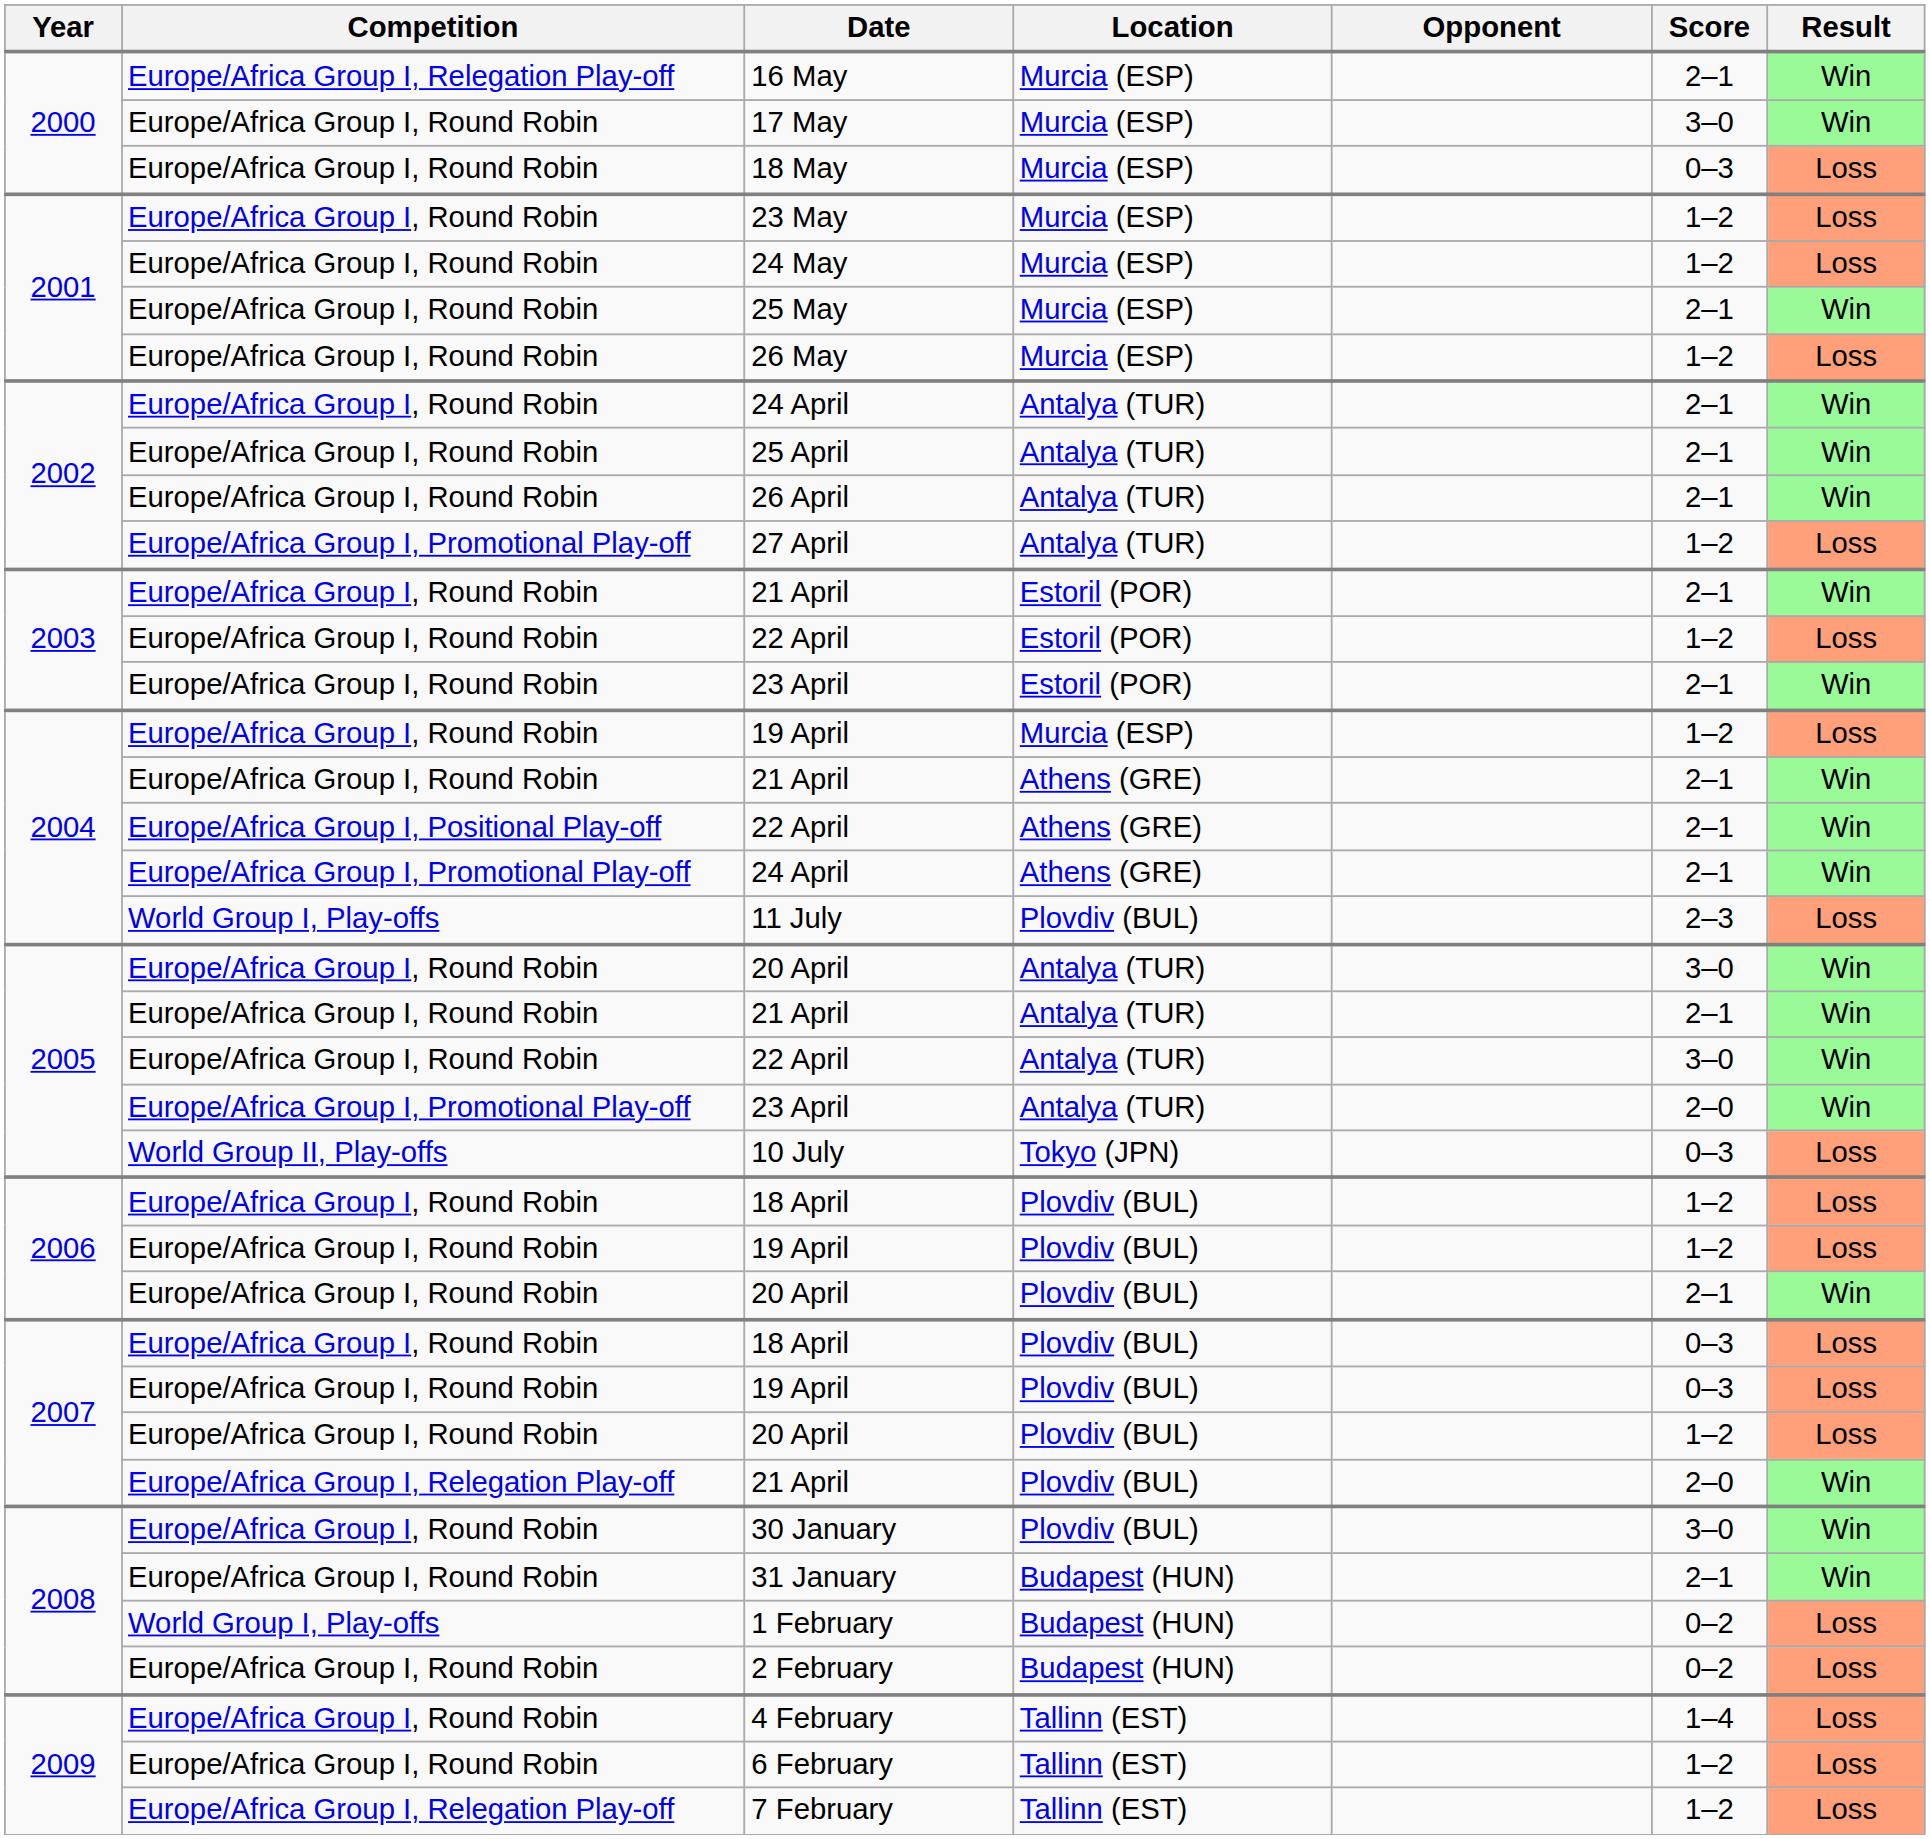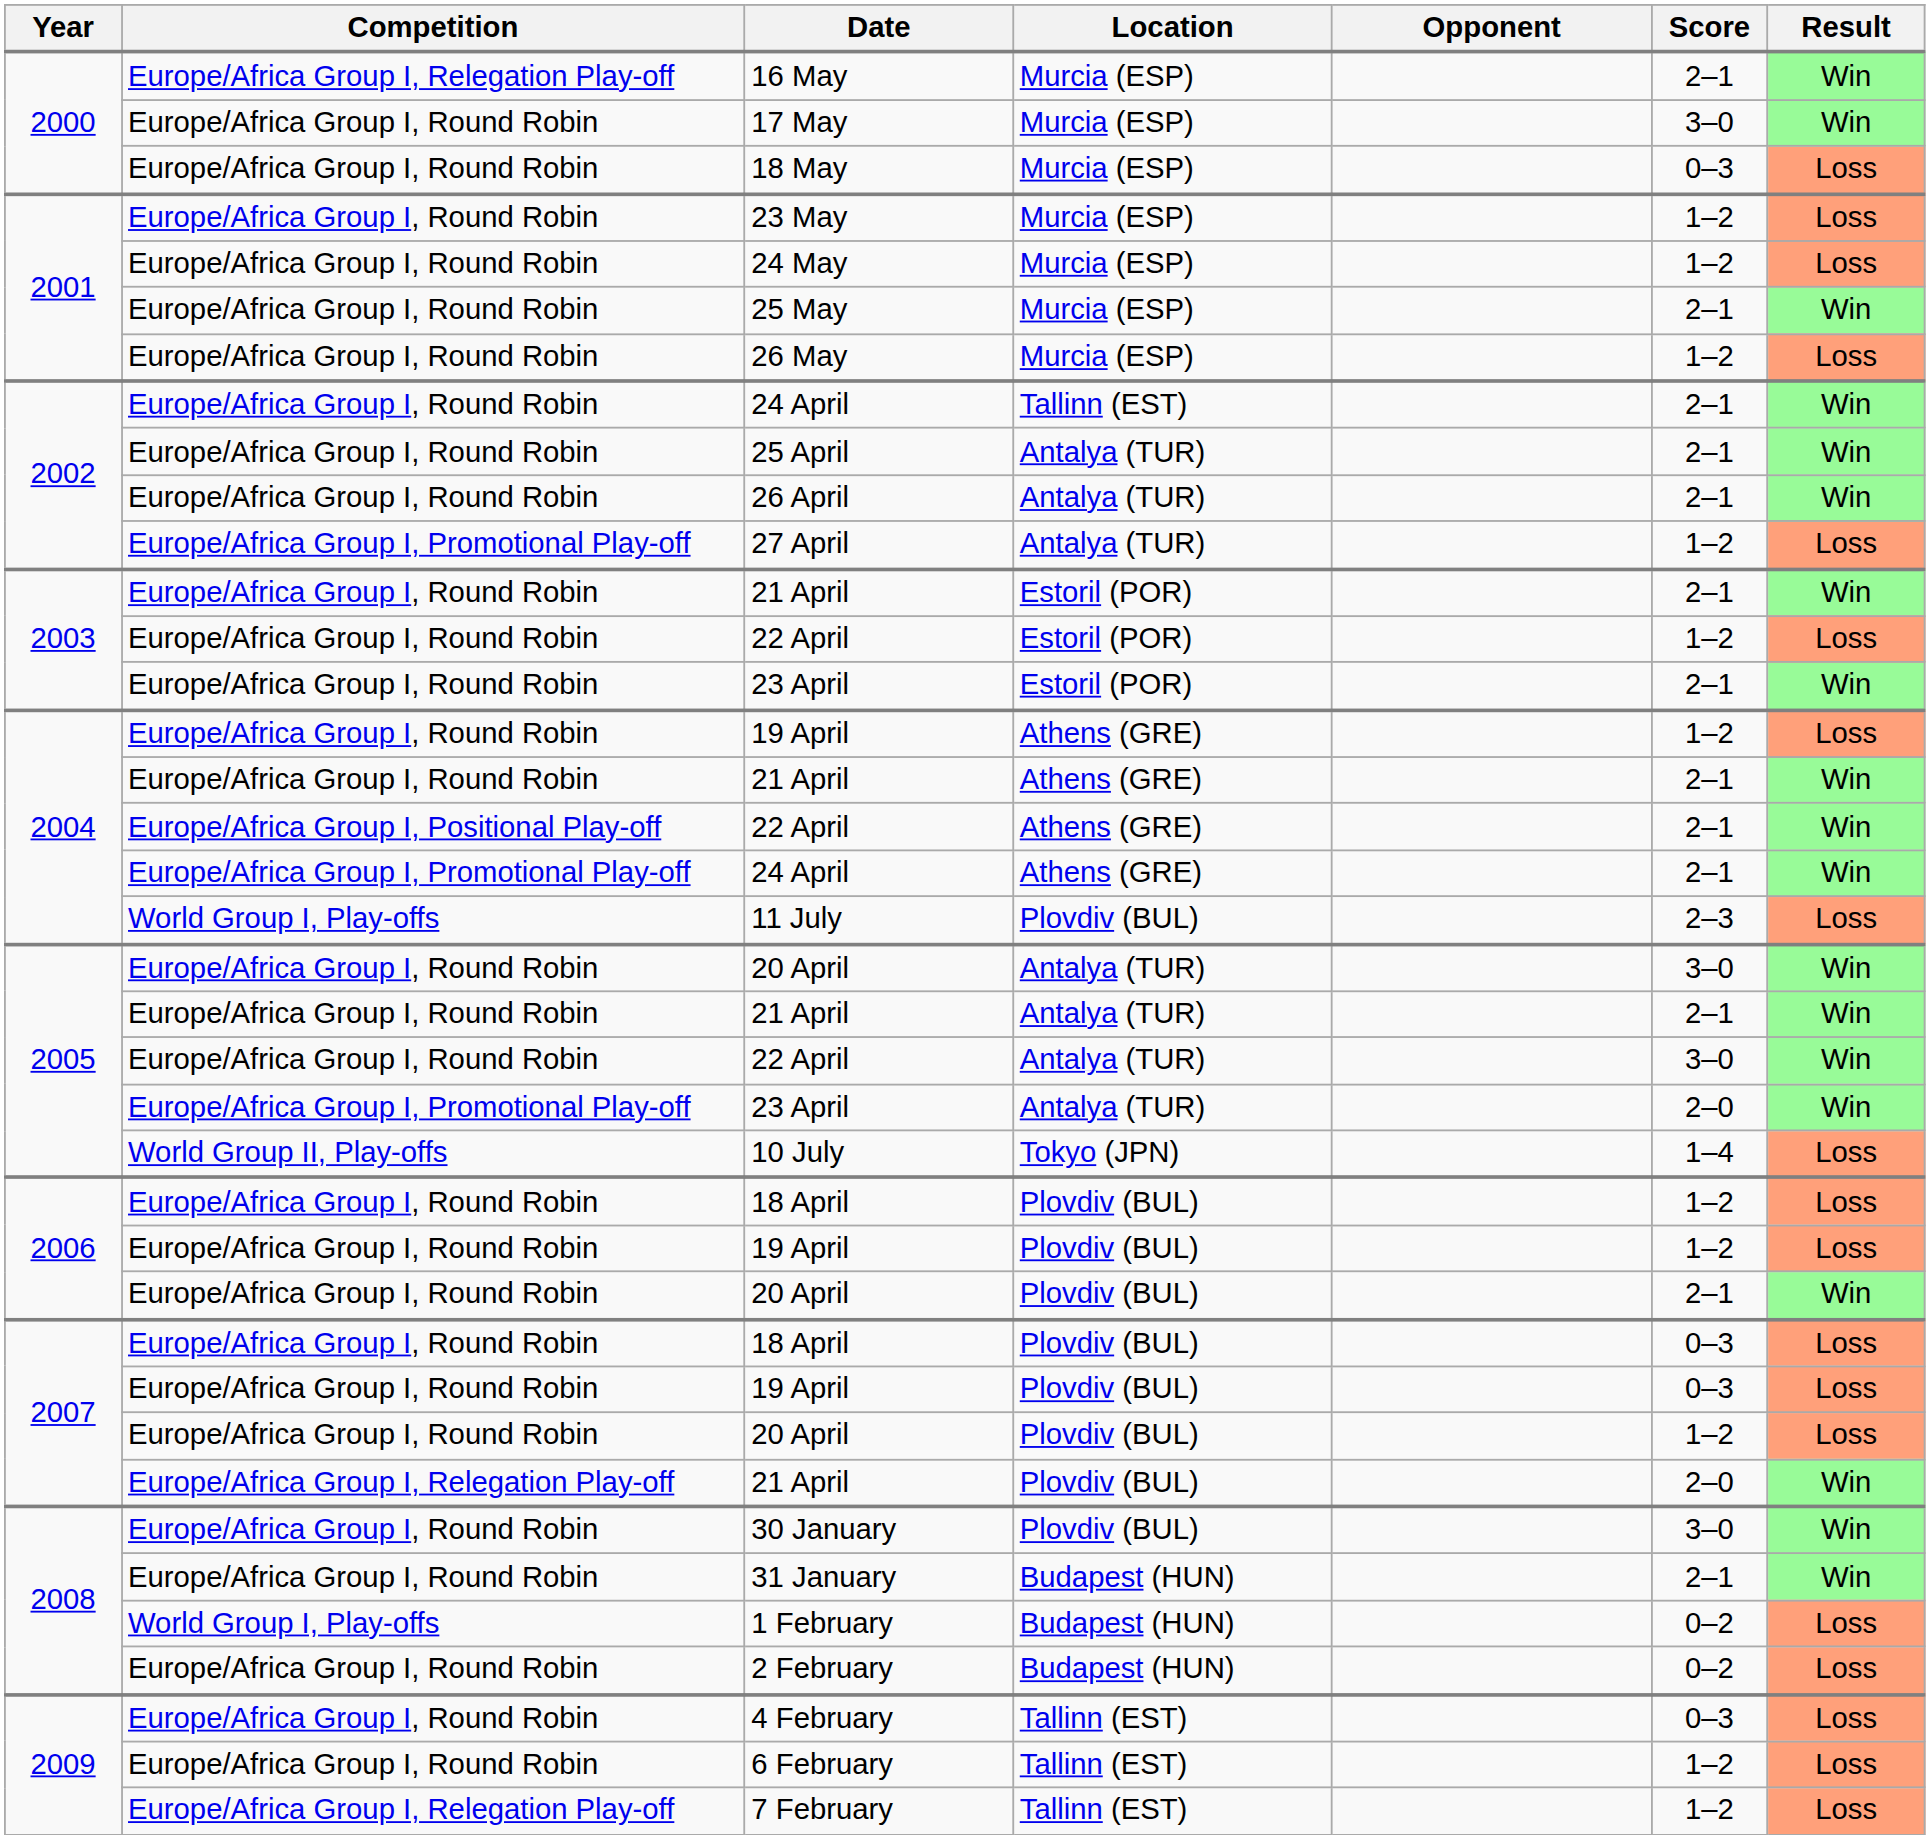(1113, 404) Antalya (TUR) -> (1104, 404) Tallinn (EST)
(1107, 733) Murcia (ESP) -> (1111, 733) Athens (GRE)
(1709, 1153) 0–3 -> (1709, 1153) 1–4
(1709, 1717) 1–4 -> (1709, 1717) 0–3
